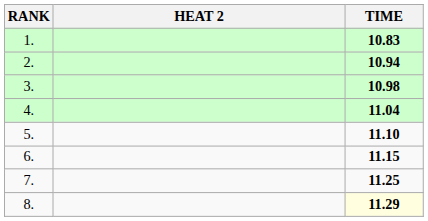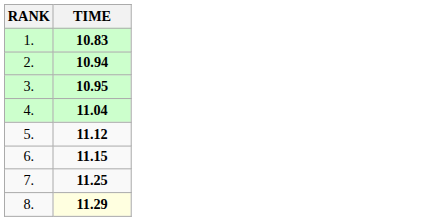- column: (199, 16)
(384, 87) 10.98 -> (92, 87) 10.95
(384, 134) 11.10 -> (92, 134) 11.12
